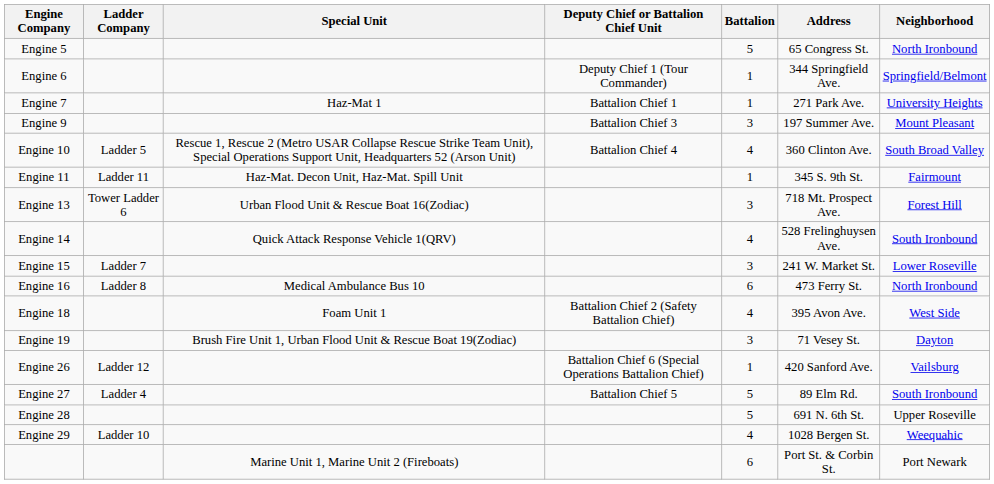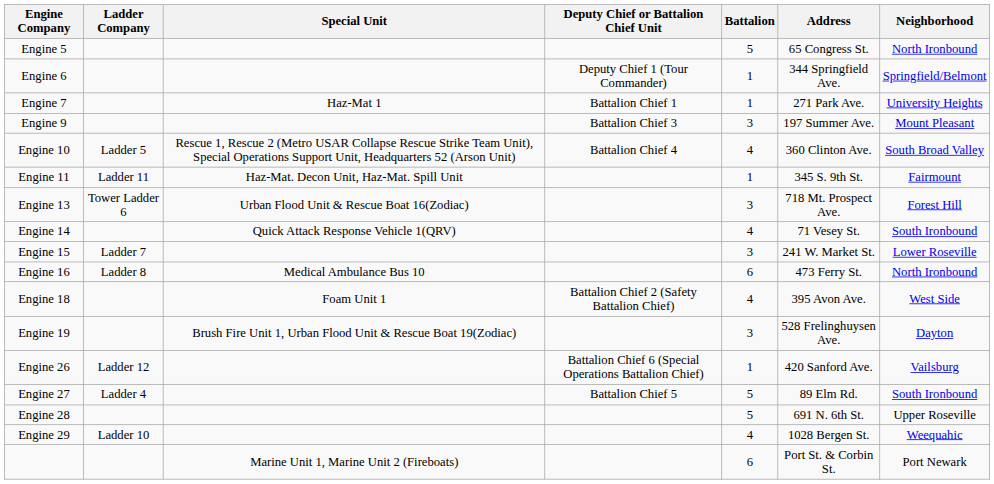(829, 238) 528 Frelinghuysen Ave. -> (829, 231) 71 Vesey St.
(829, 340) 71 Vesey St. -> (829, 333) 528 Frelinghuysen Ave.
